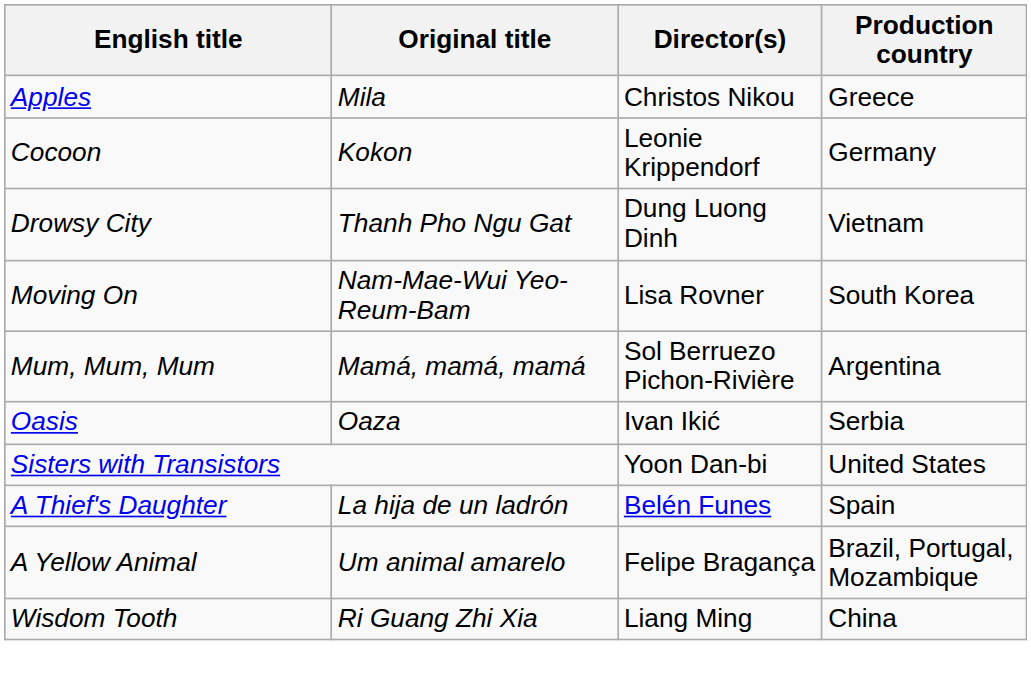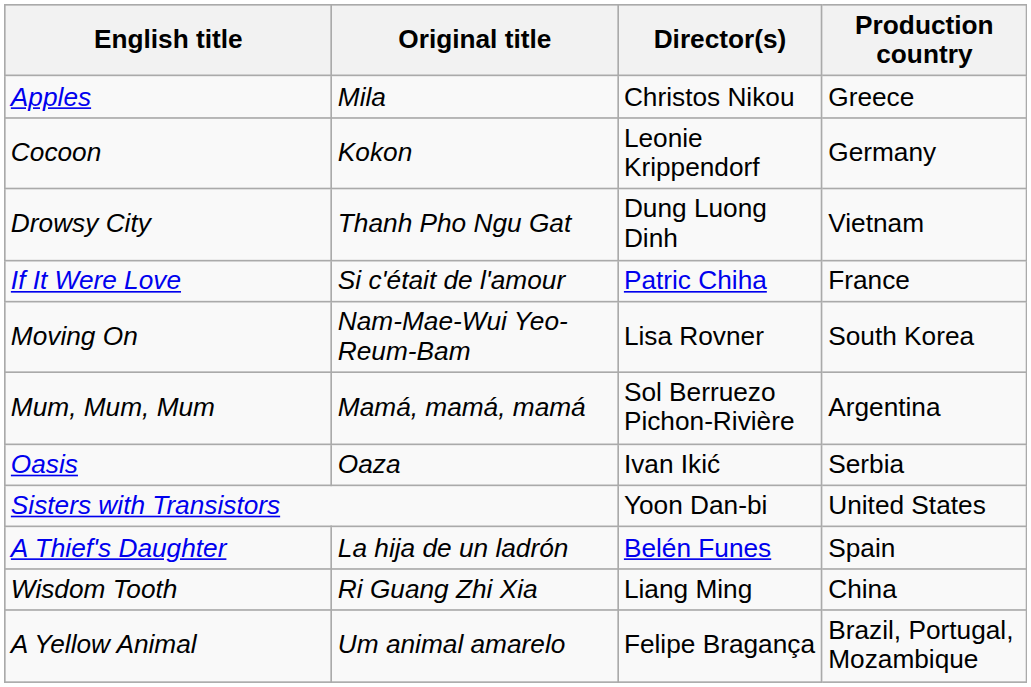+ row: (96, 280)
rows swapped: (94, 618) <-> (104, 562)
